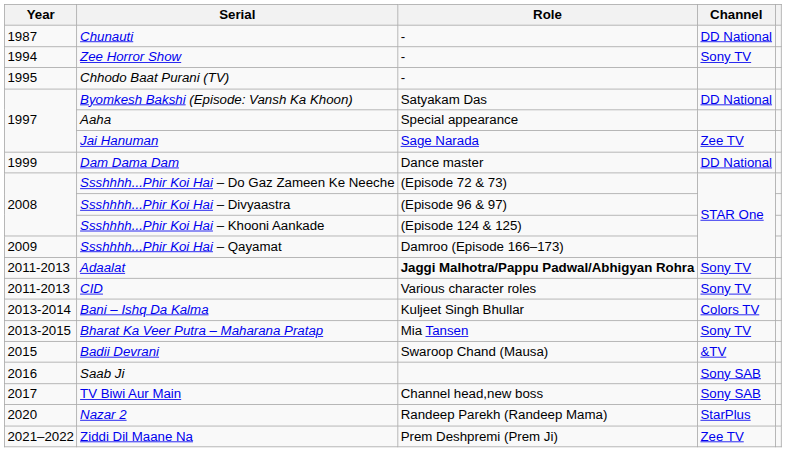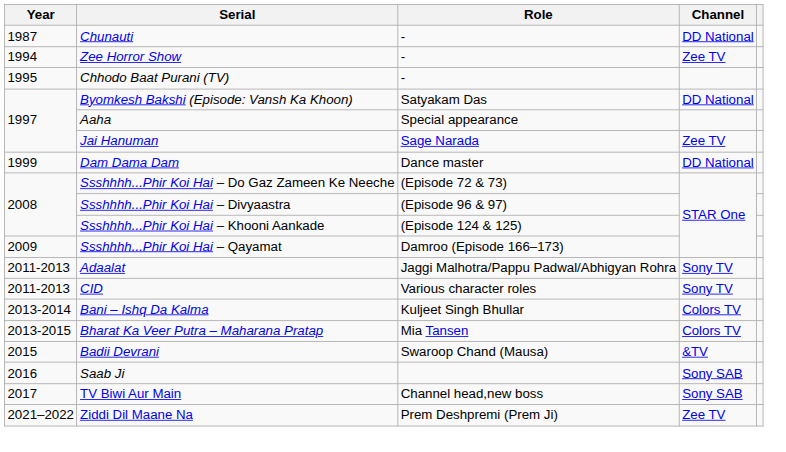(726, 57) Sony TV -> (704, 57) Zee TV
(547, 267) bold -> (538, 267) normal
(726, 330) Sony TV -> (712, 330) Colors TV
- row: (103, 415)
